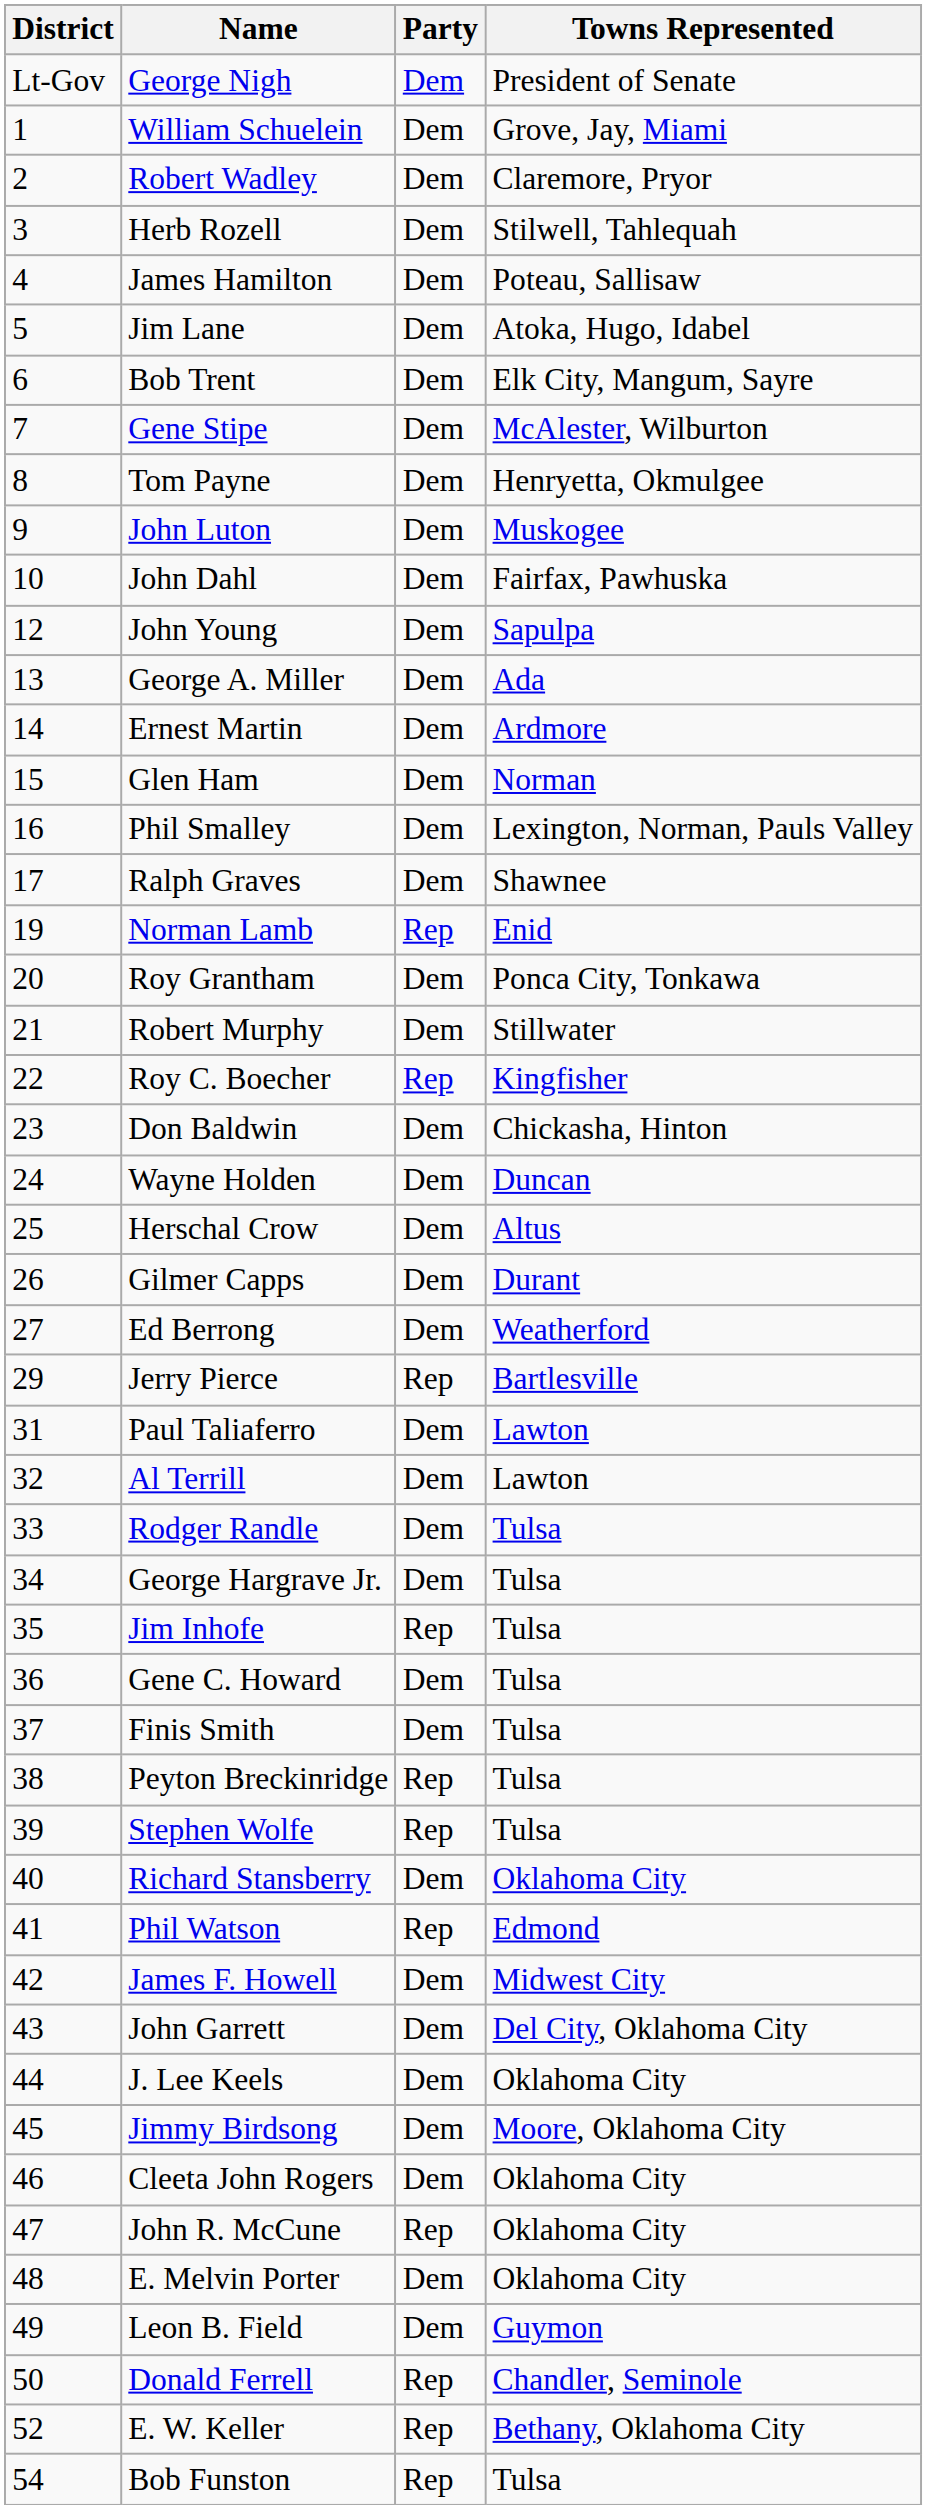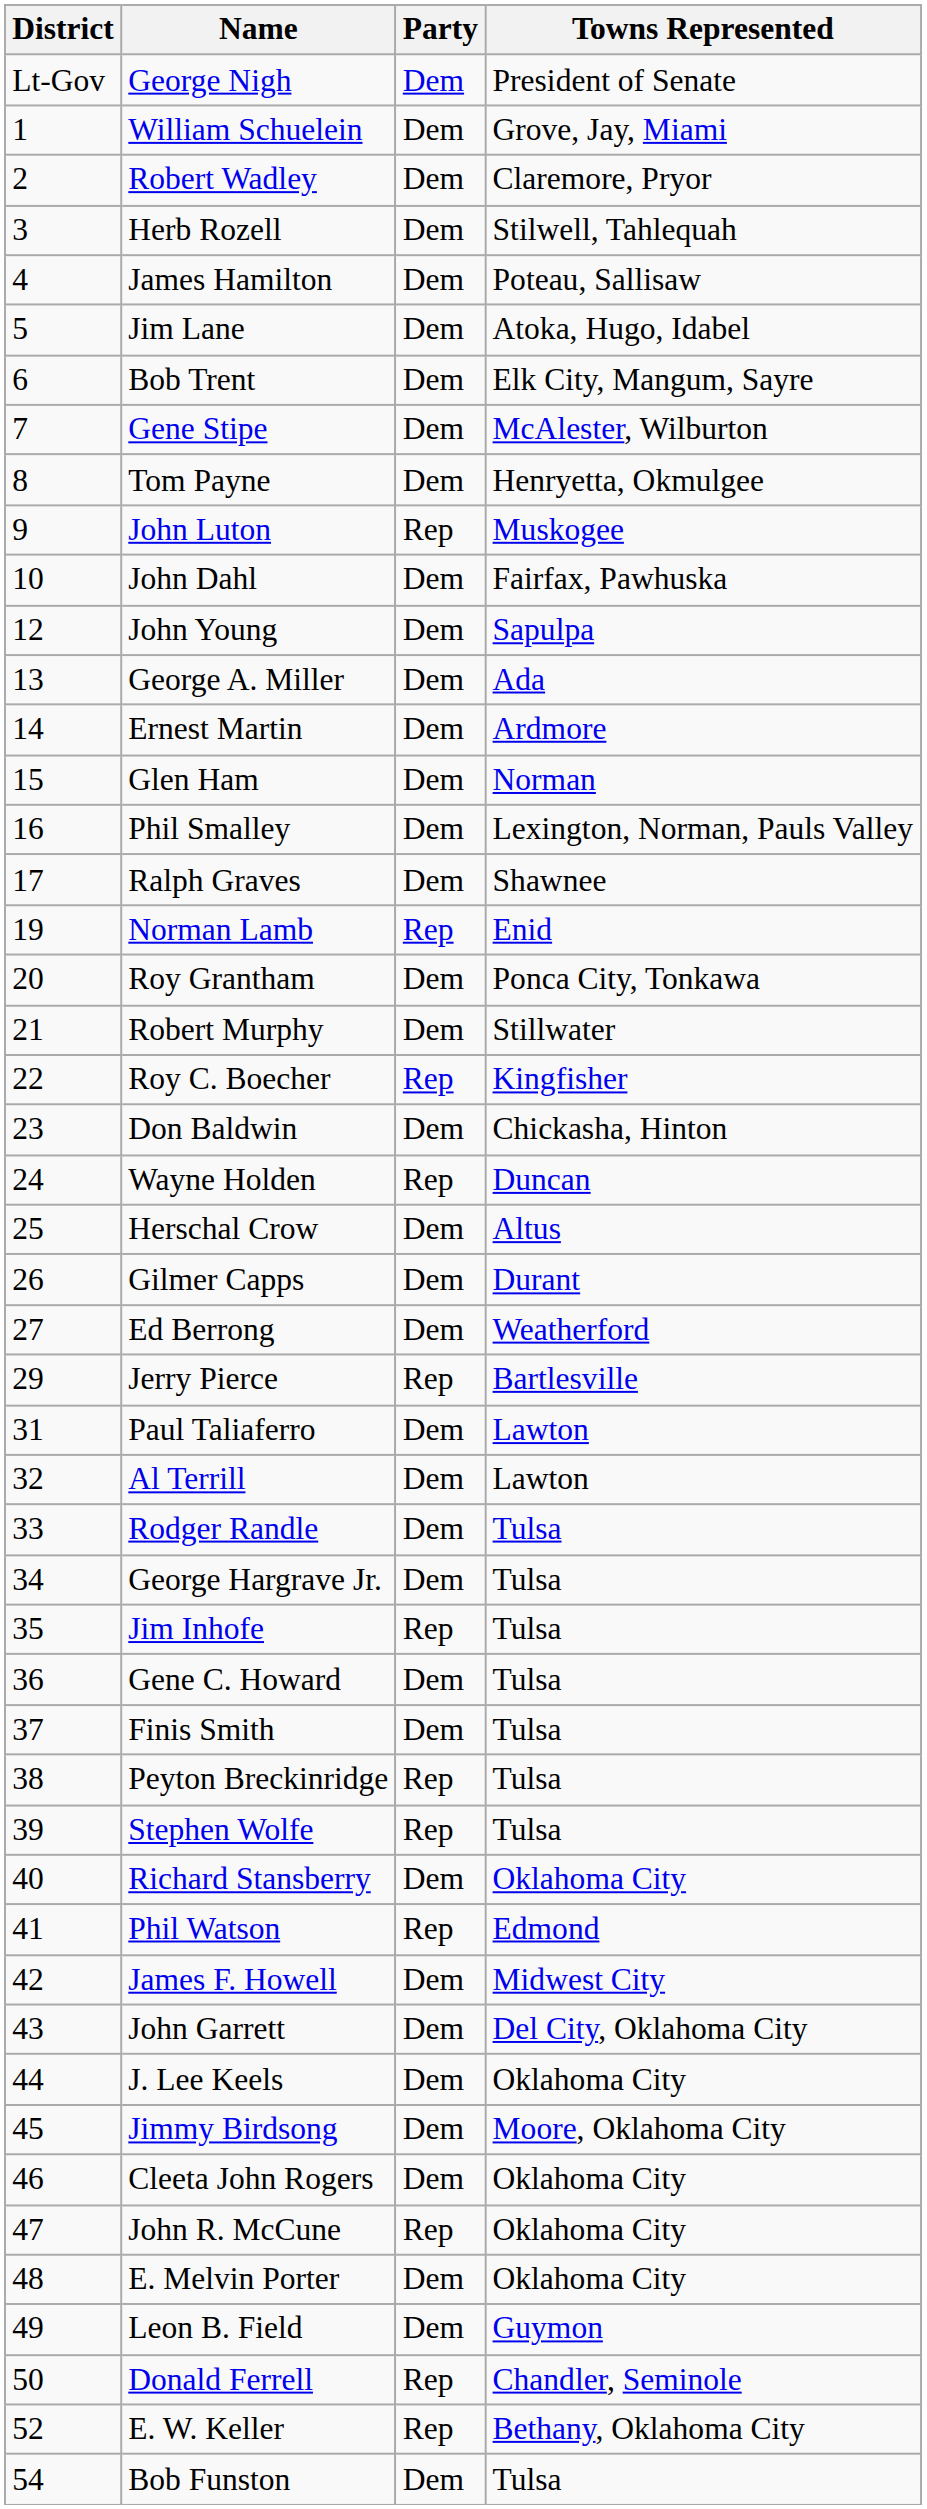(433, 529) Dem -> (428, 529) Rep
(433, 1179) Dem -> (428, 1179) Rep
(428, 2478) Rep -> (433, 2478) Dem
